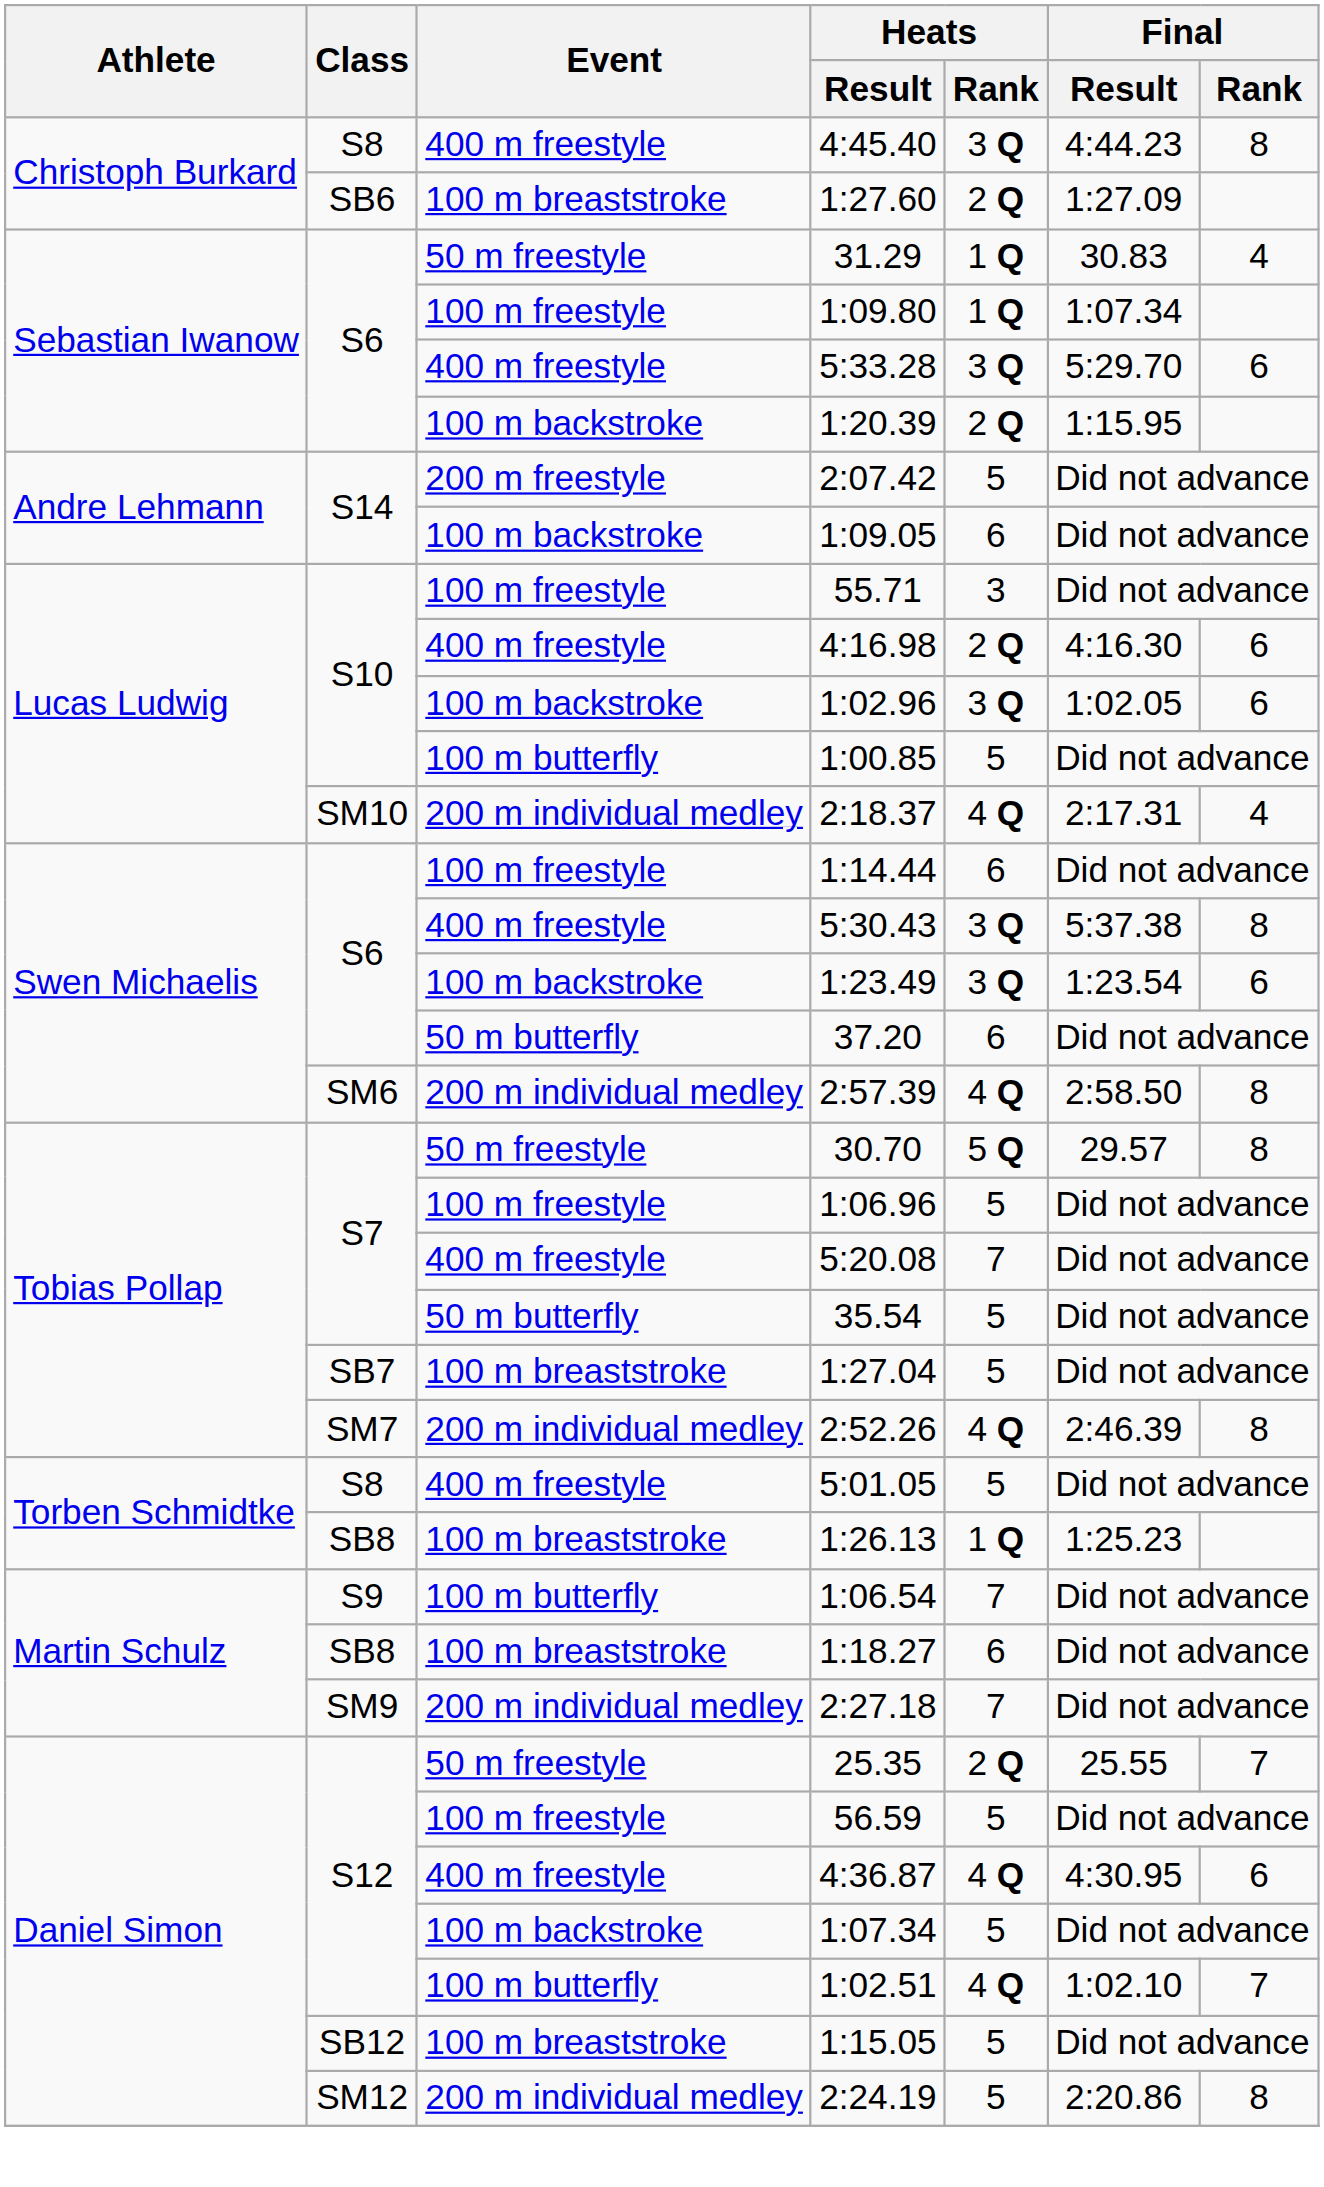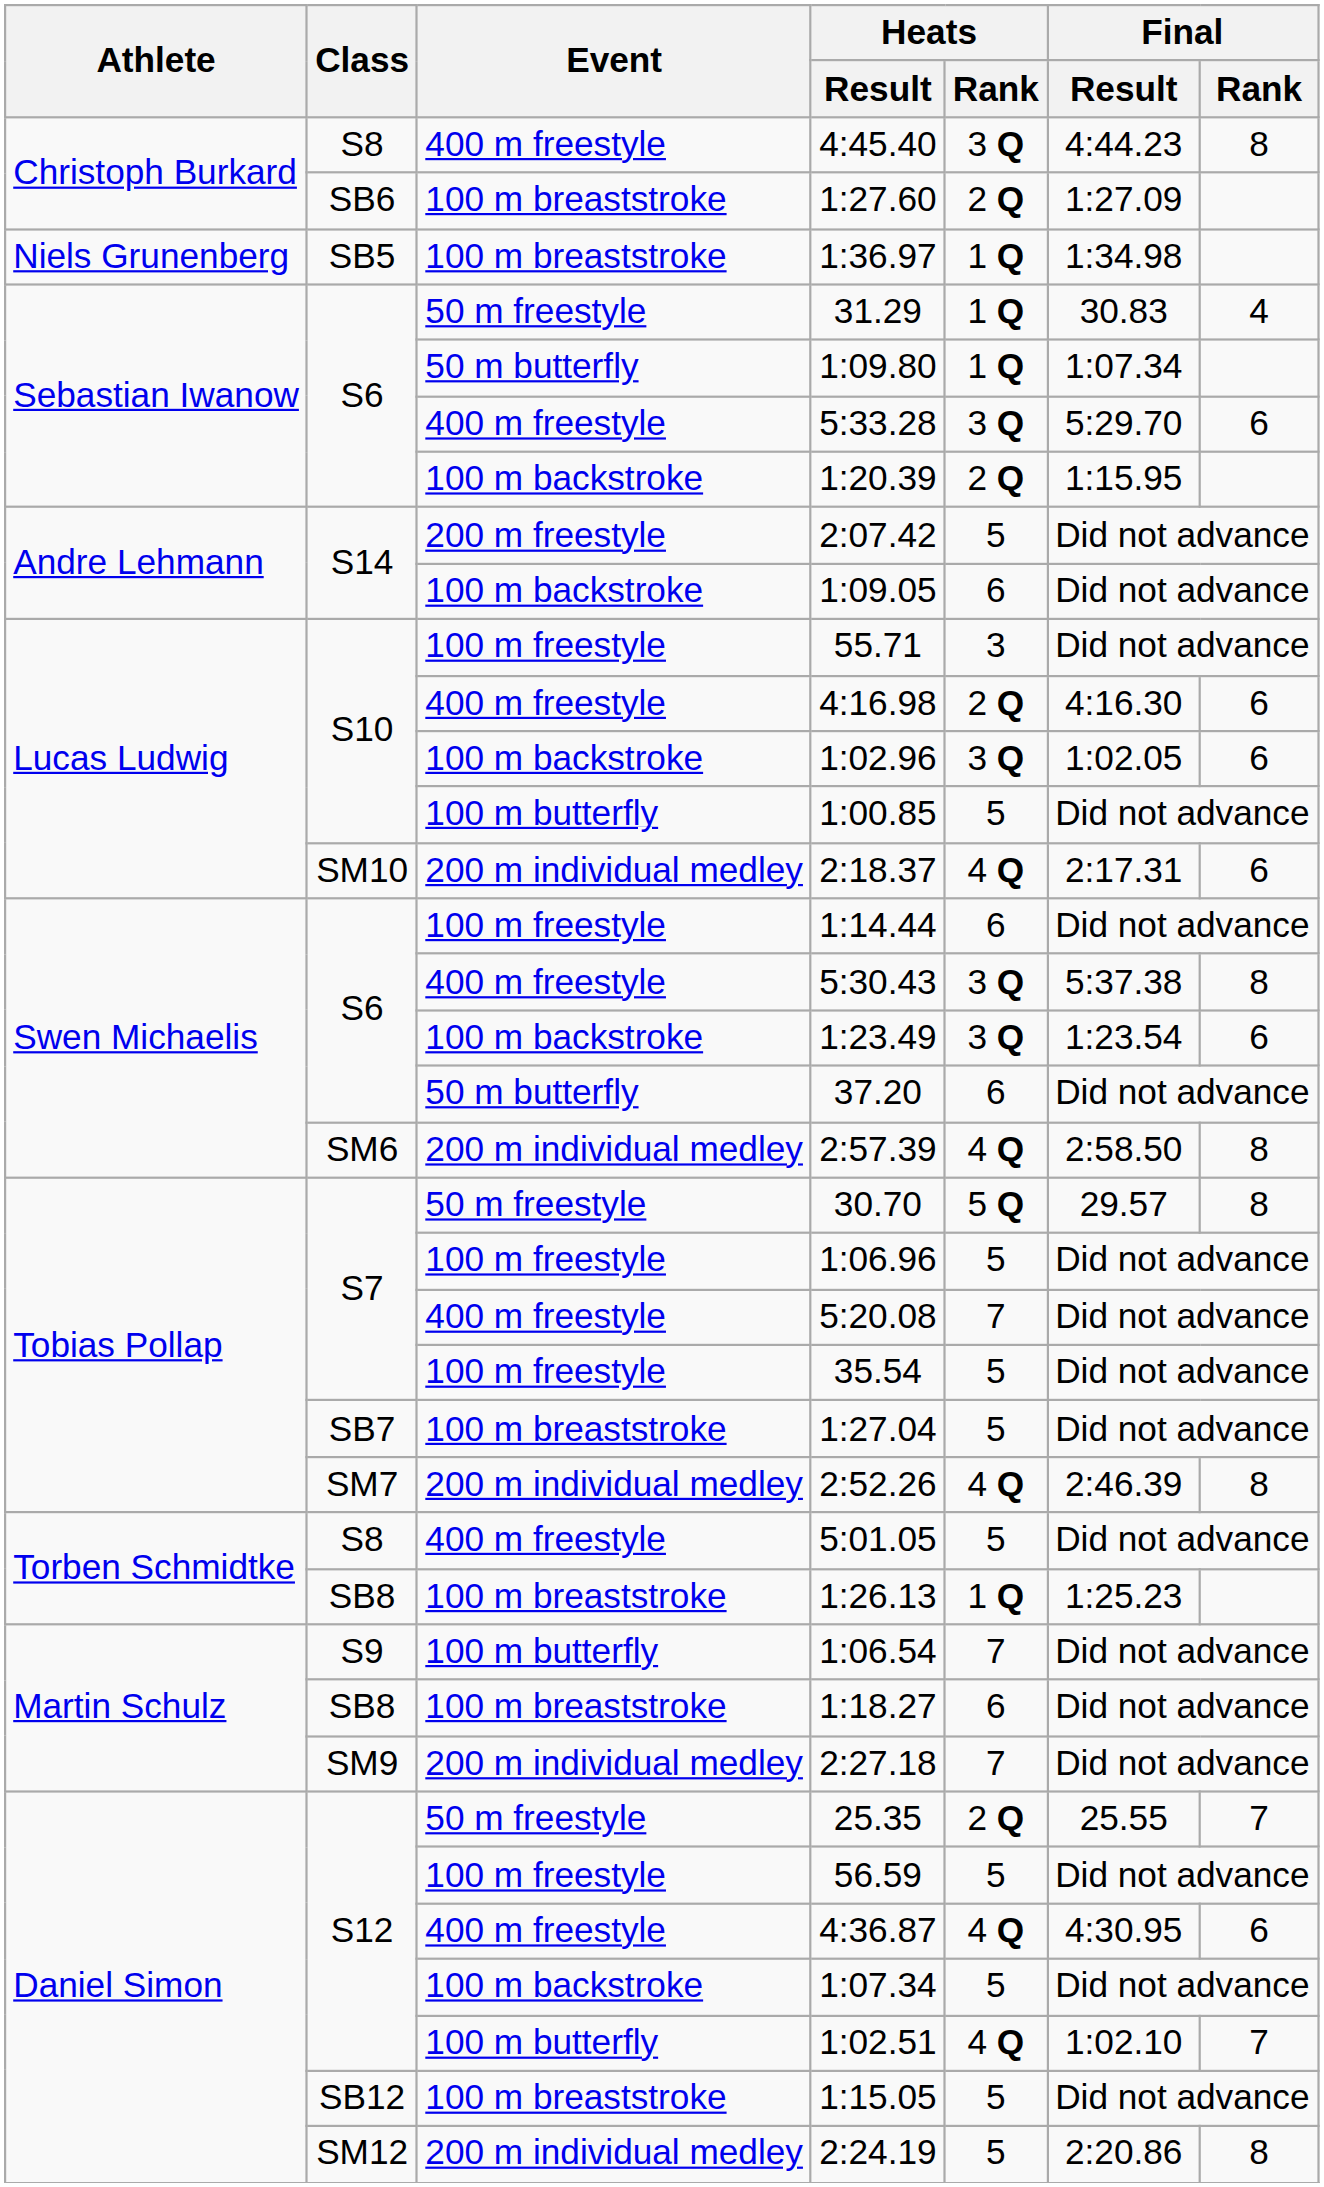+ row: (878, 255)
(546, 311) 100 m freestyle -> (532, 367) 50 m butterfly
(1259, 813) 4 -> (1259, 869) 6
(532, 1316) 50 m butterfly -> (546, 1372) 100 m freestyle
